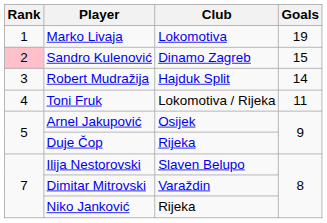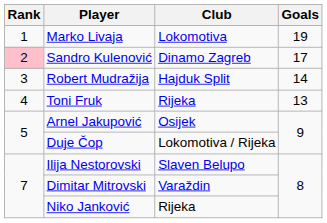(300, 57) 15 -> (300, 57) 17
(217, 100) Lokomotiva / Rijeka -> (177, 100) Rijeka
(300, 100) 11 -> (300, 100) 13
(177, 143) Rijeka -> (217, 143) Lokomotiva / Rijeka
